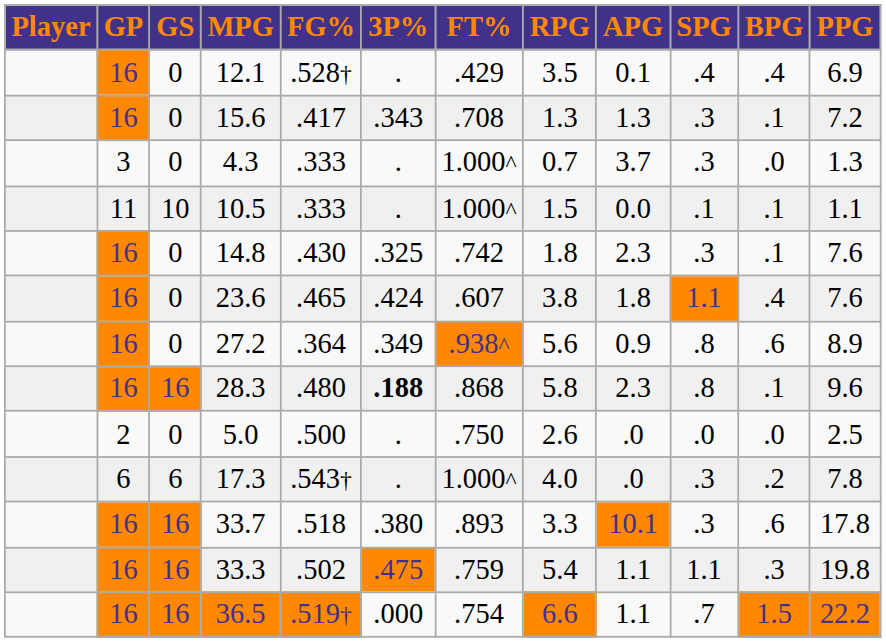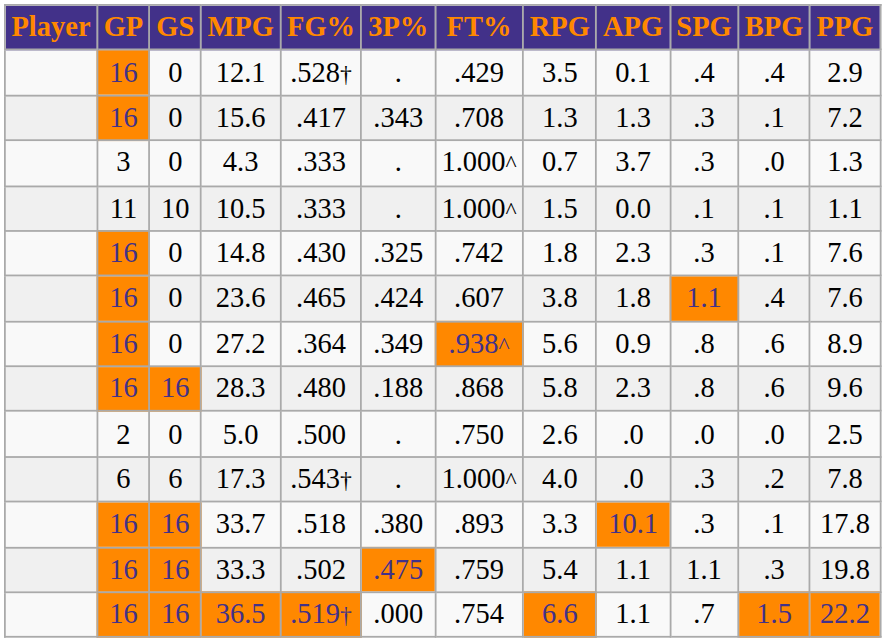(845, 72) 6.9 -> (845, 72) 2.9
(398, 388) bold -> (398, 388) normal
(774, 388) .1 -> (774, 388) .6
(774, 523) .6 -> (774, 523) .1
